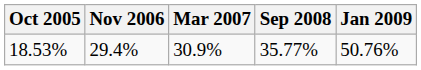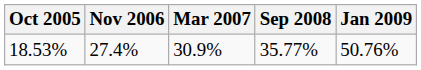(114, 49) 29.4% -> (114, 49) 27.4%
